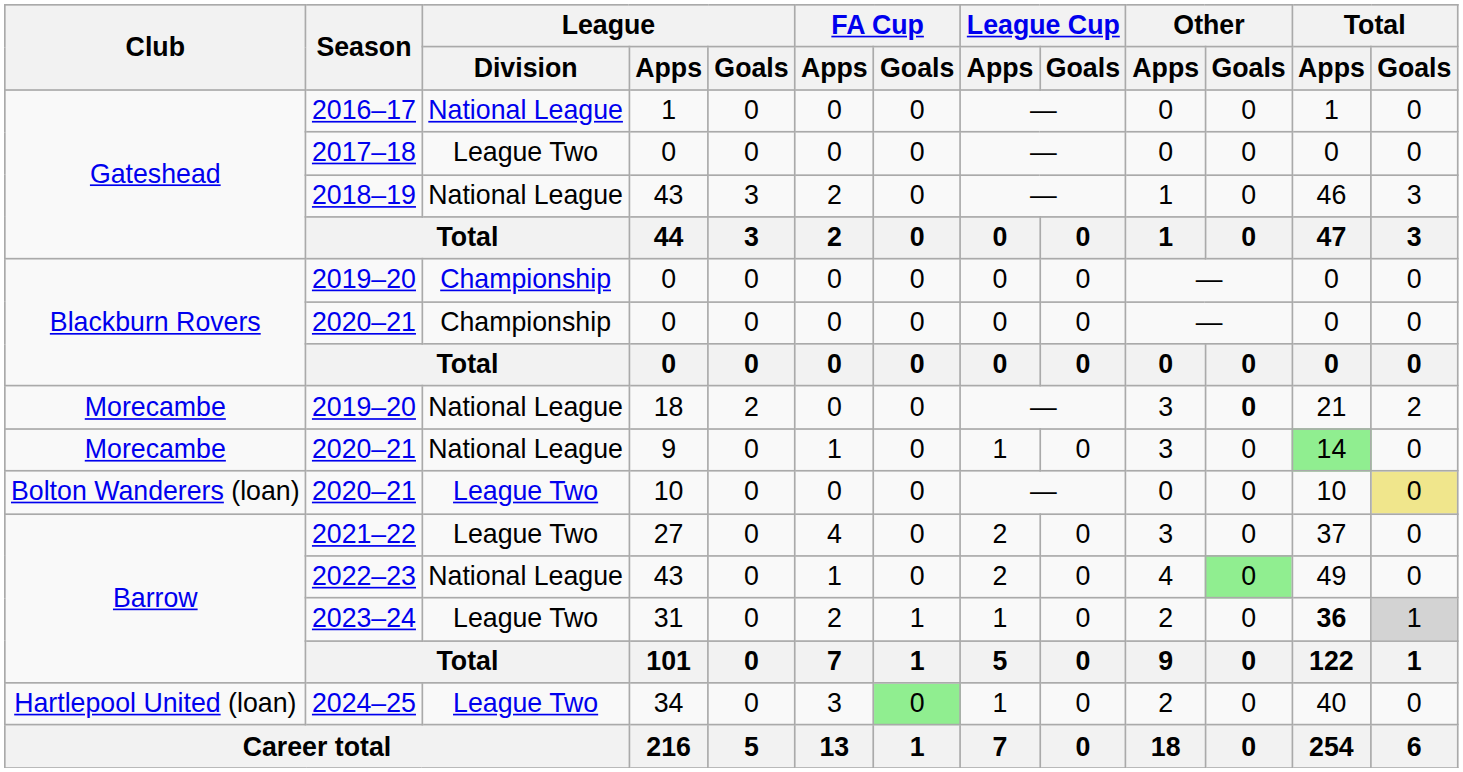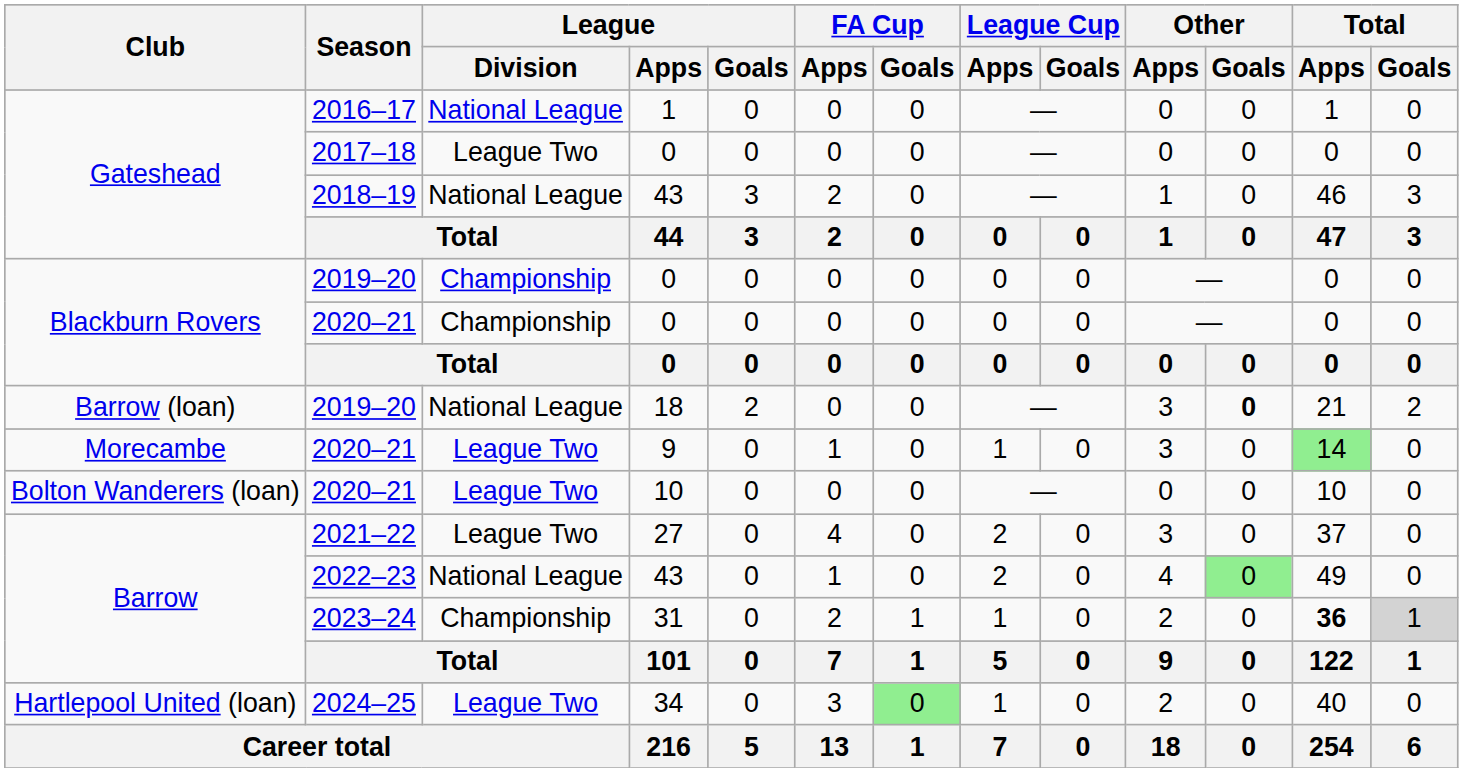(155, 407) Morecambe -> (155, 407) Barrow (loan)
(526, 449) National League -> (526, 449) League Two
(1414, 491) khaki background -> (1414, 491) no background
(526, 618) League Two -> (526, 618) Championship
